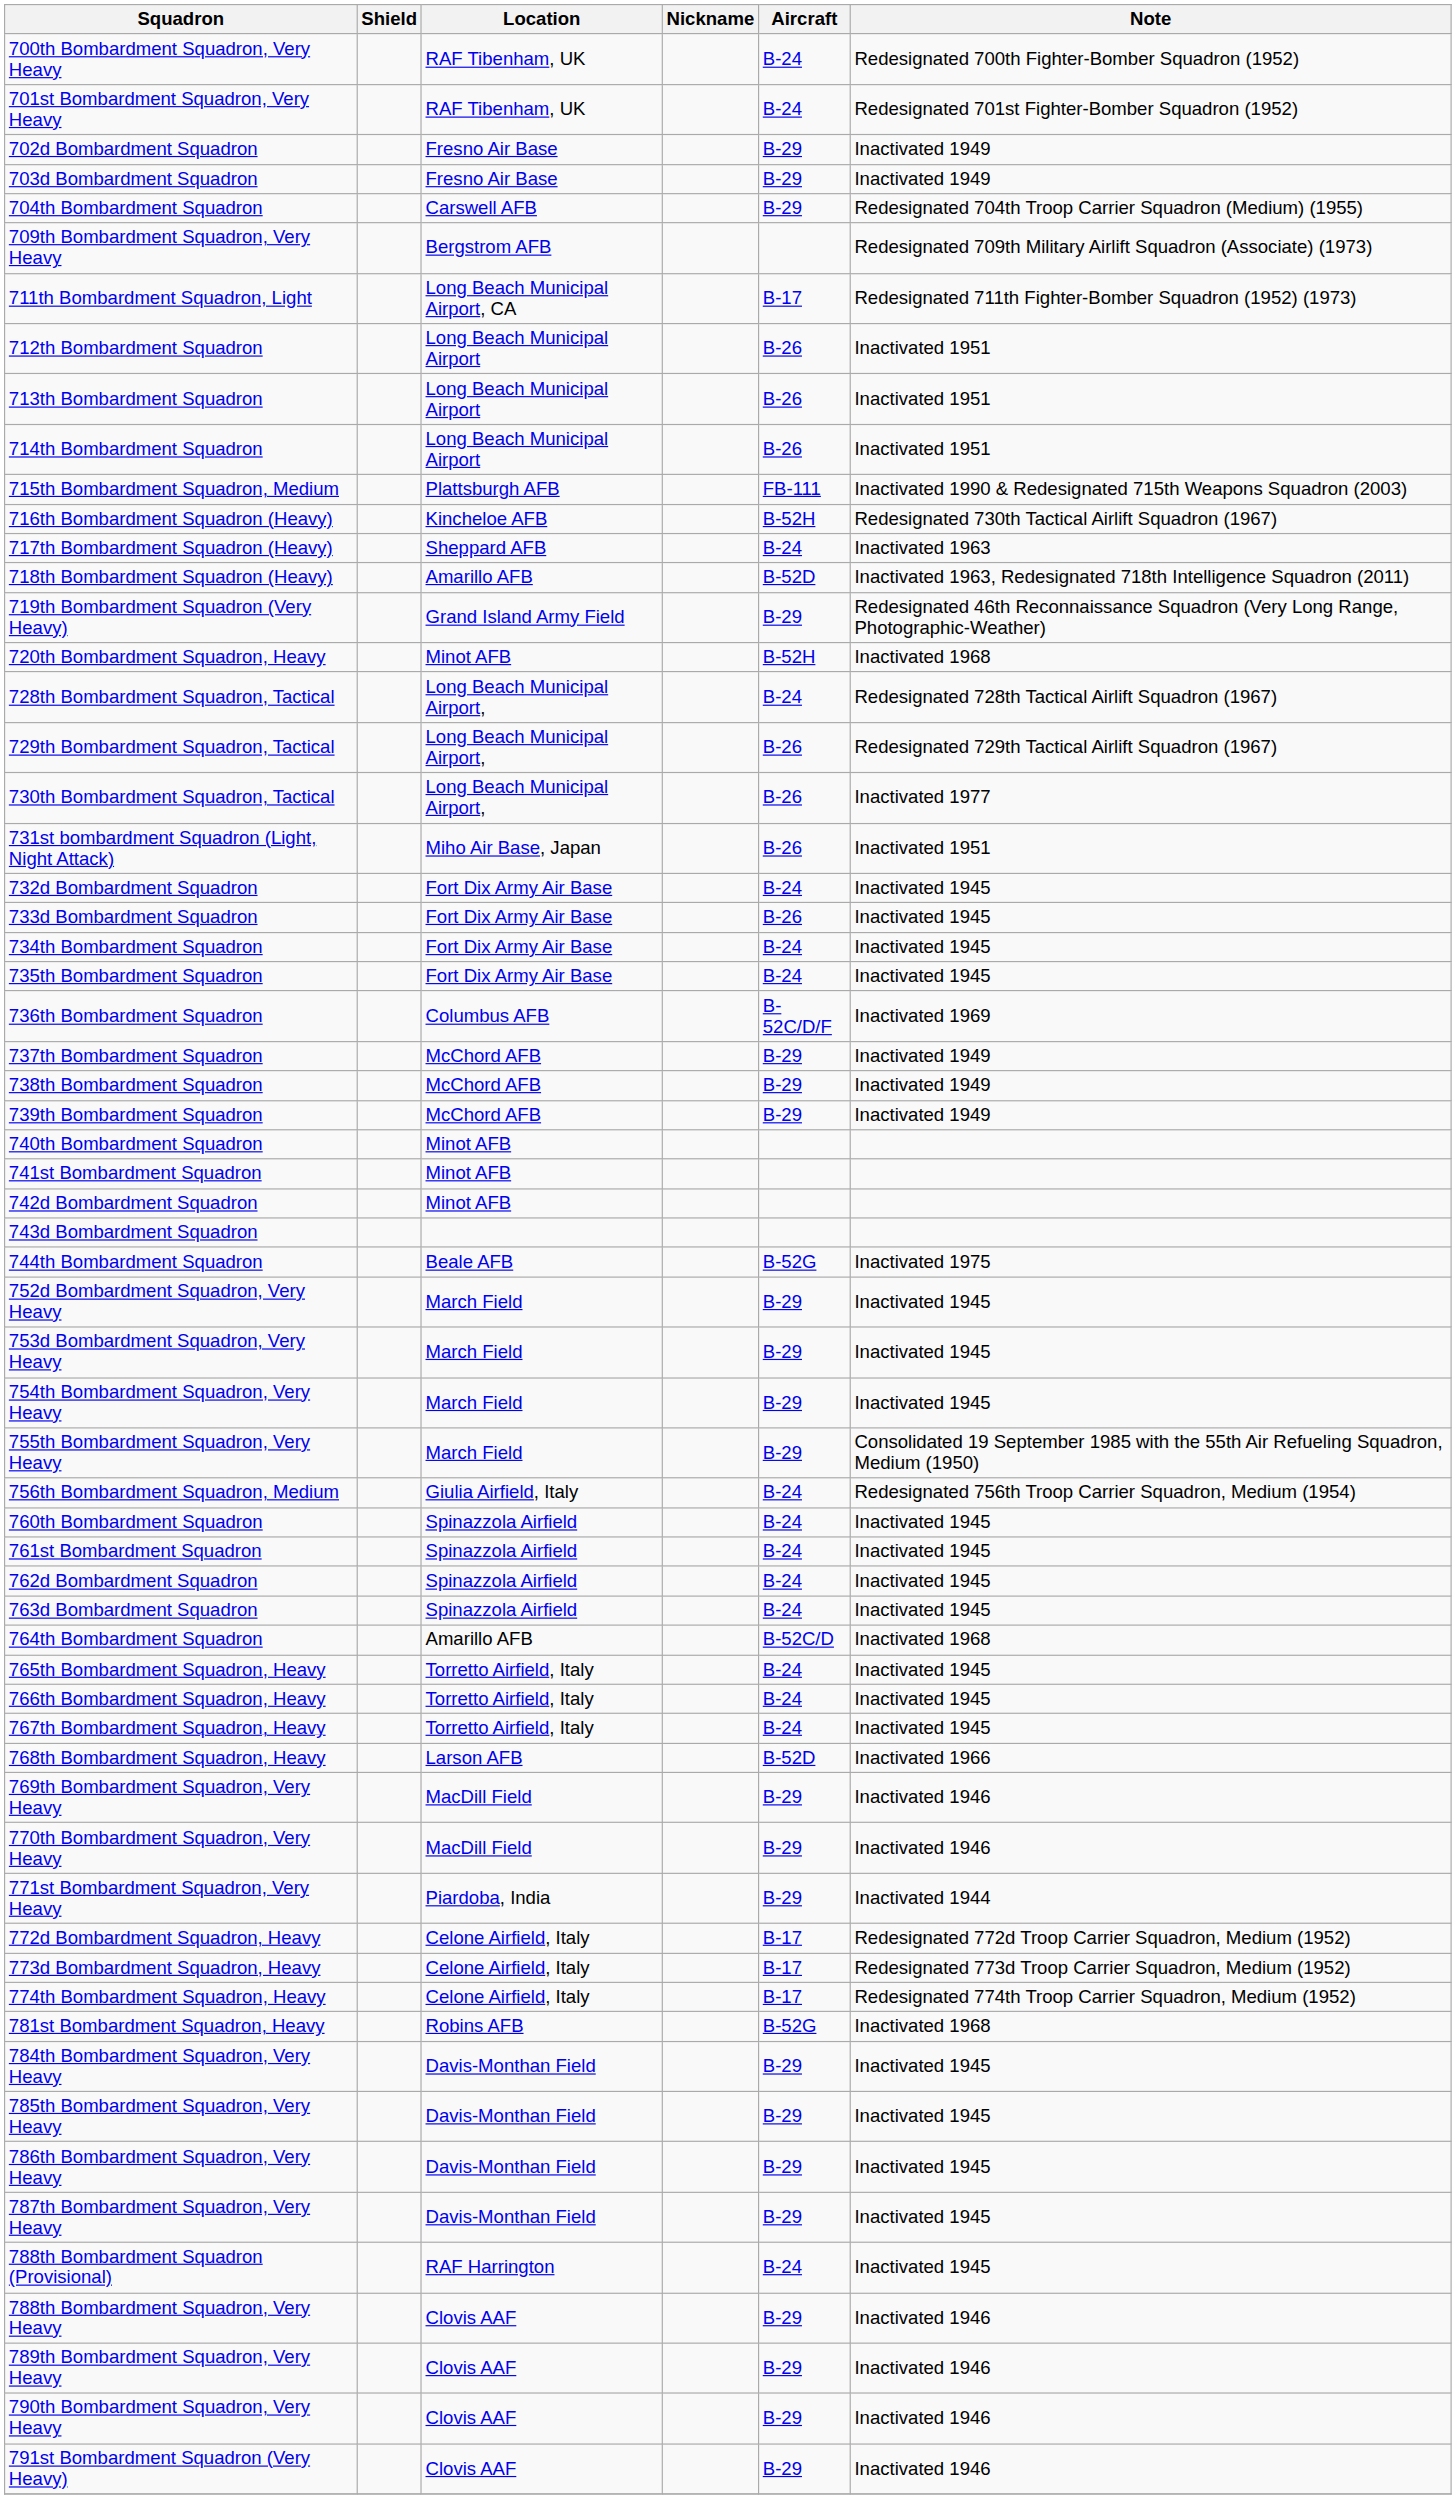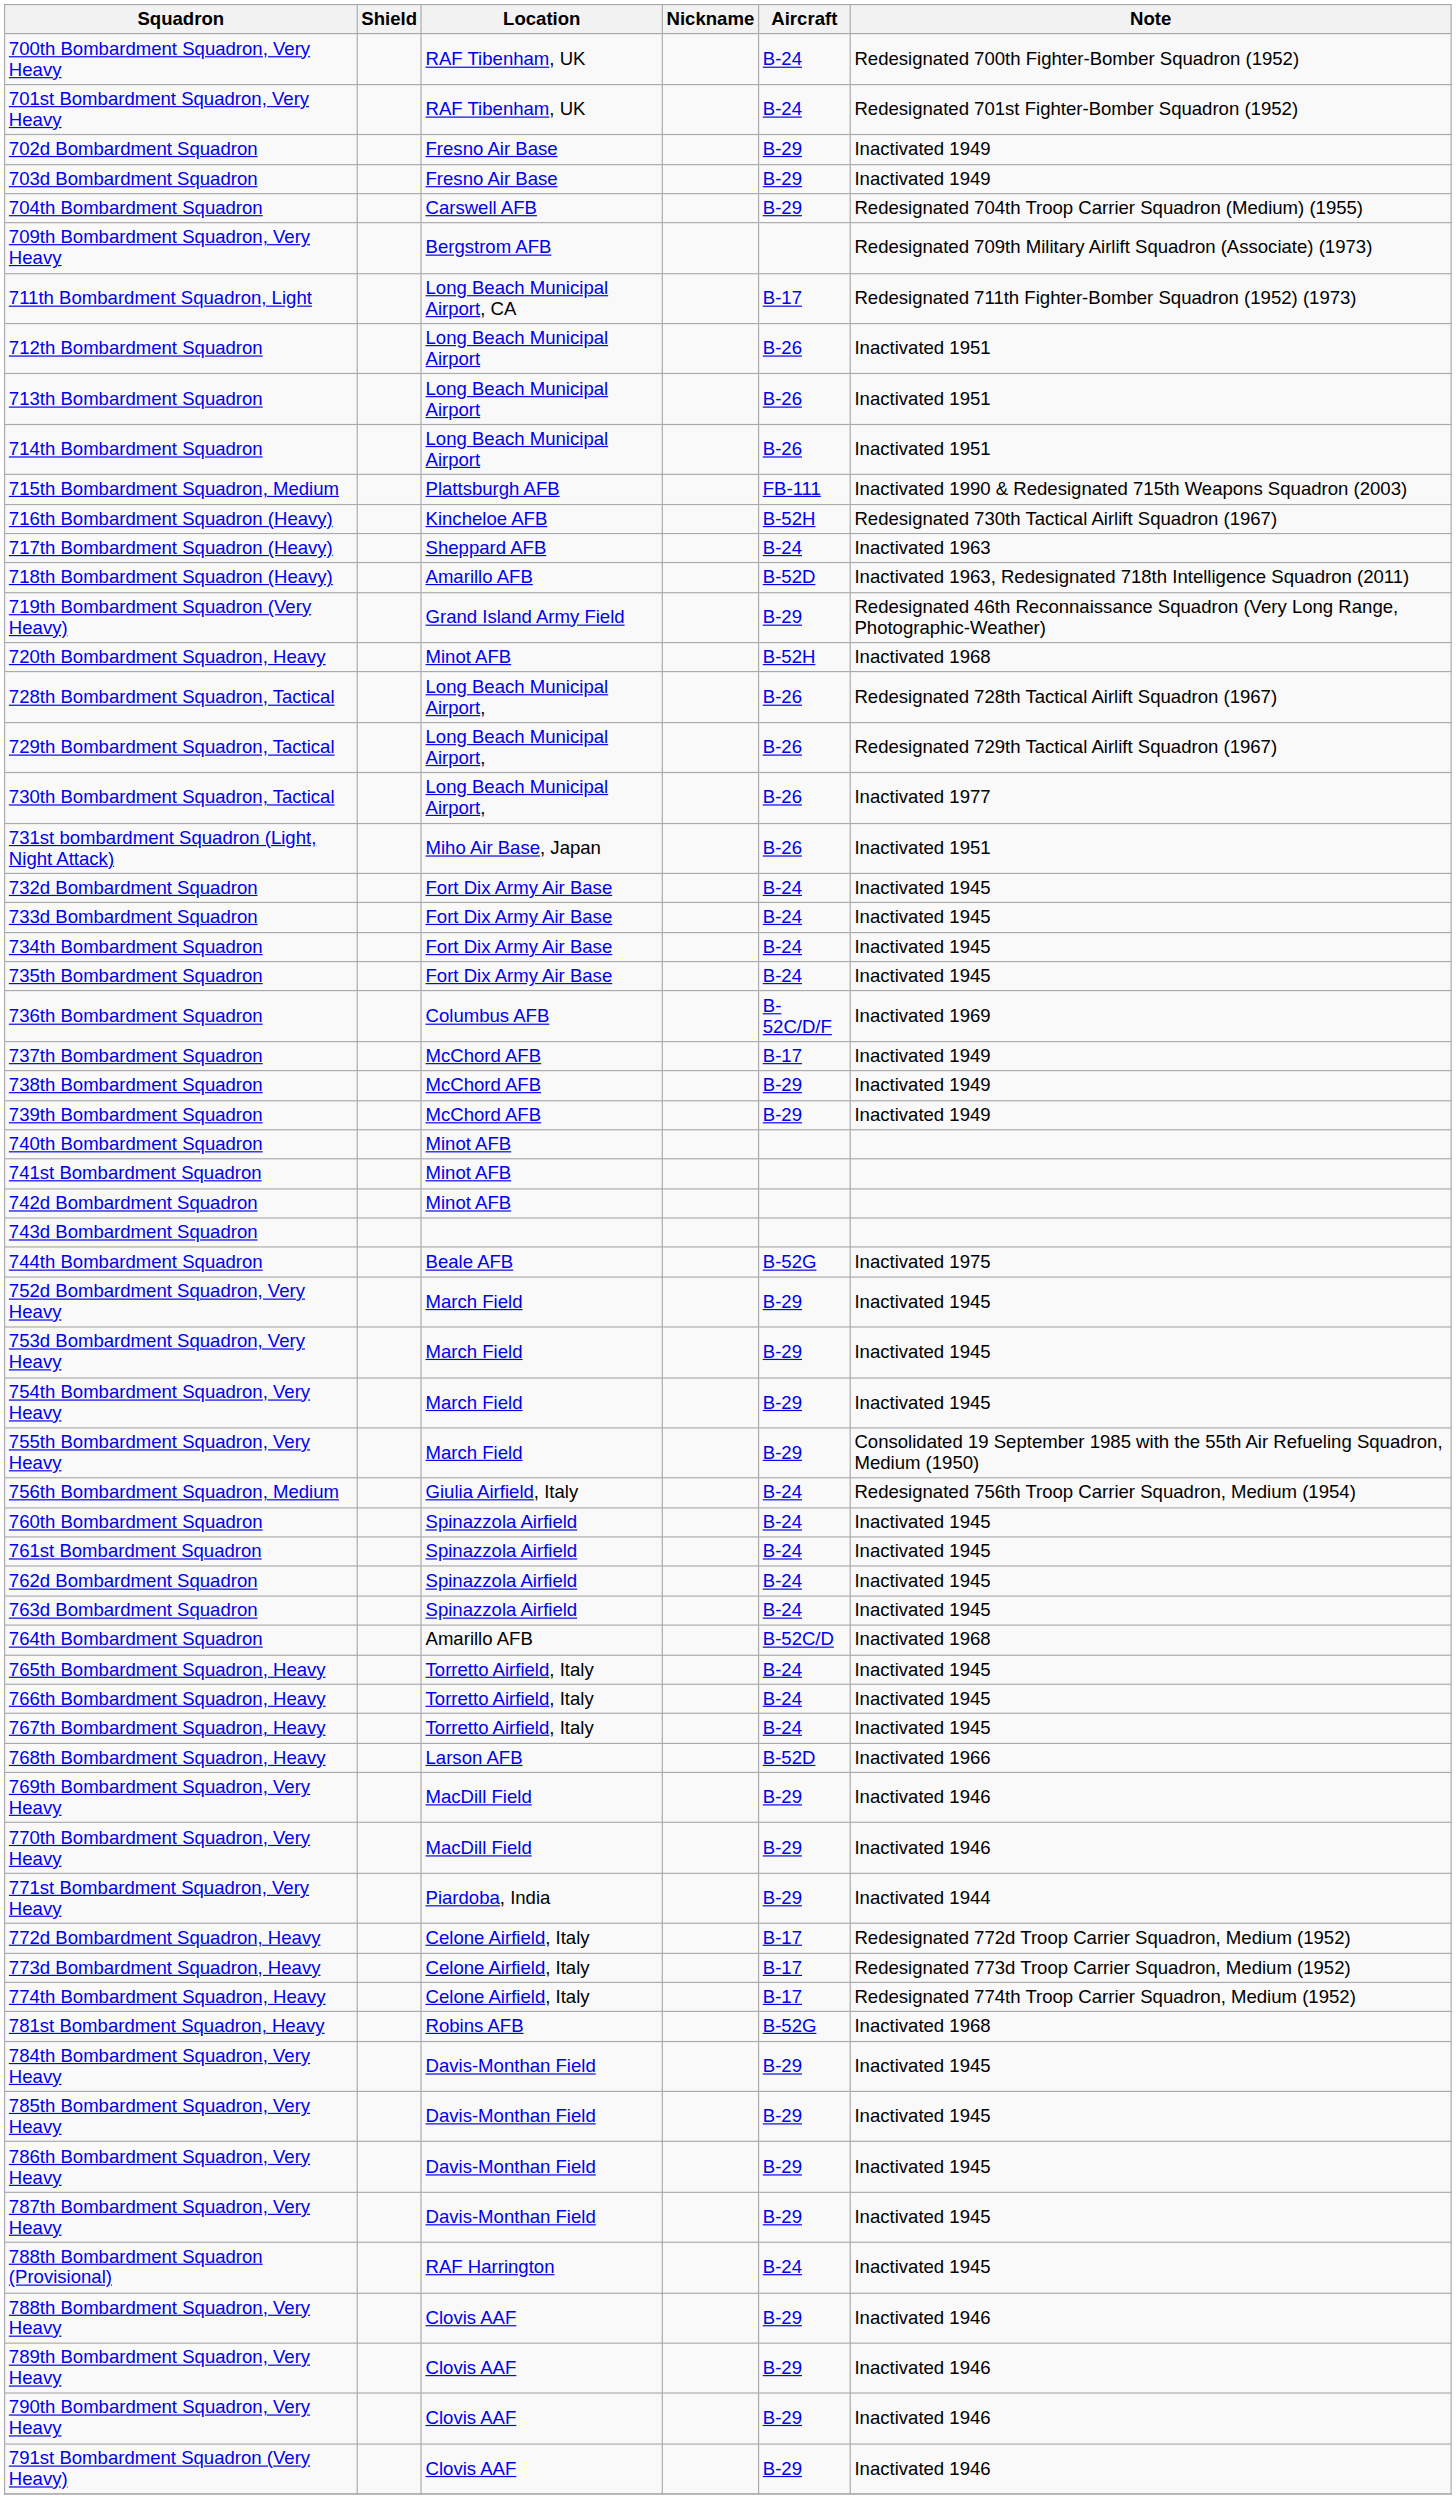(782, 697) B-24 -> (782, 697) B-26
(782, 917) B-26 -> (782, 917) B-24
(782, 1055) B-29 -> (782, 1055) B-17
